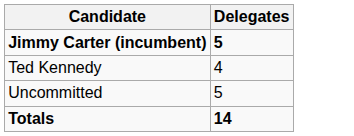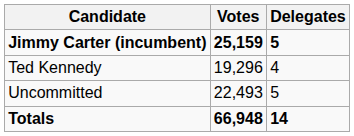+ column: (238, 17)
